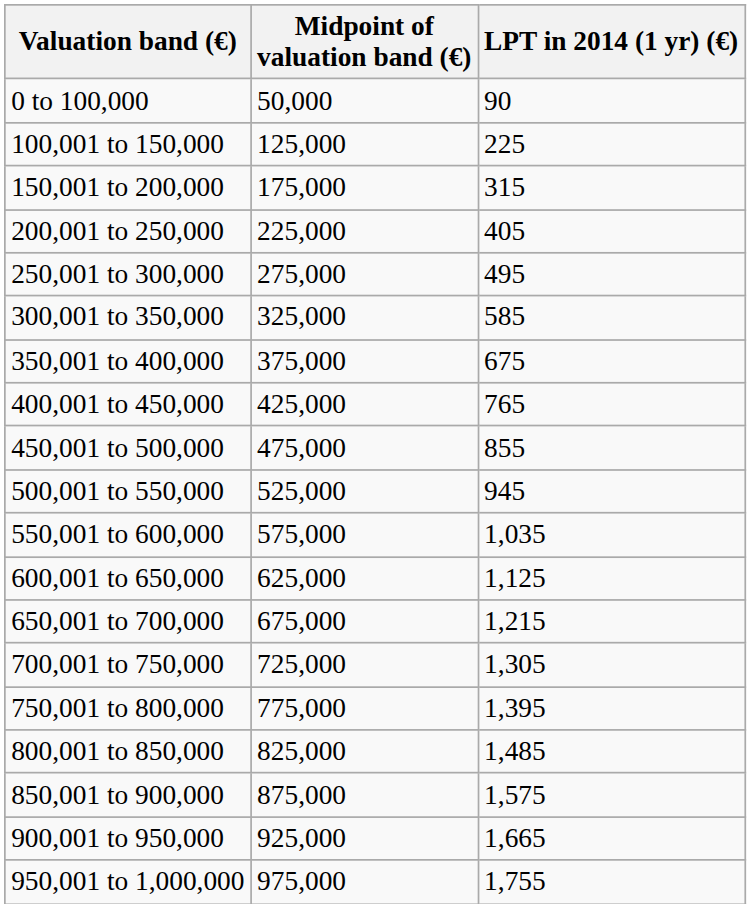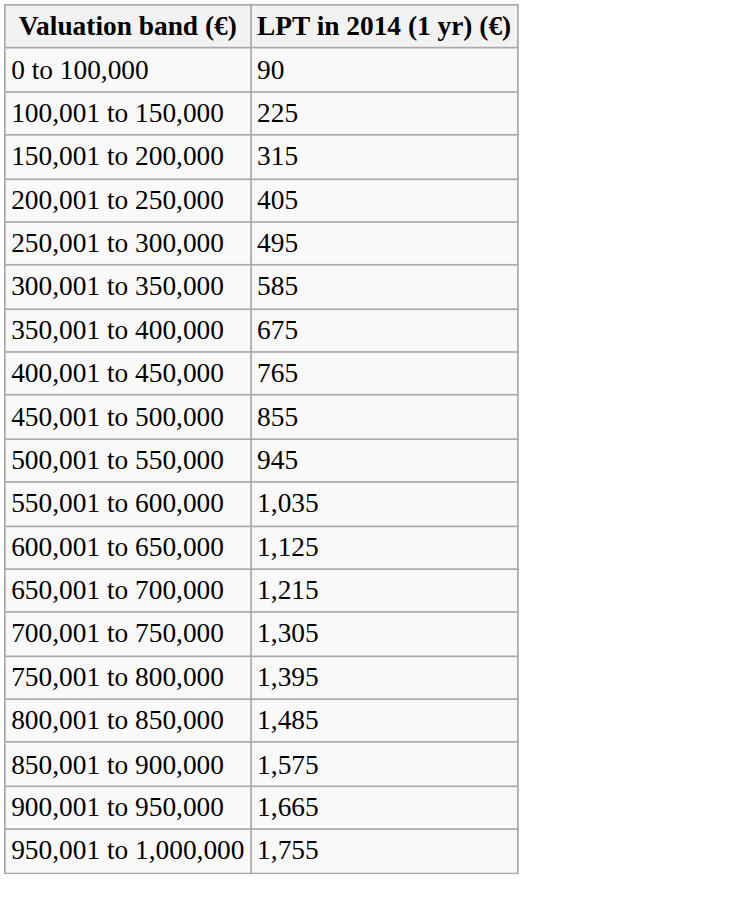- column: (364, 41)
